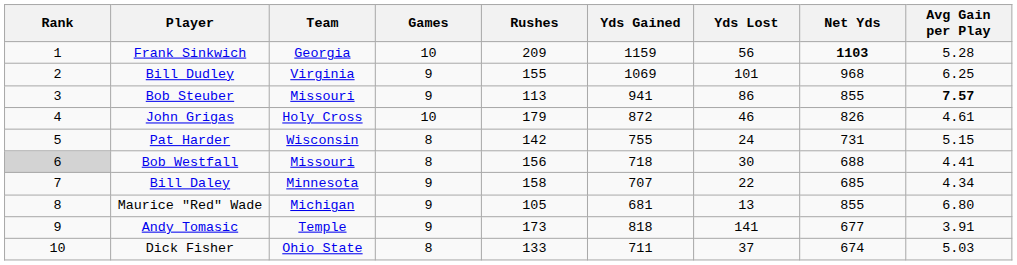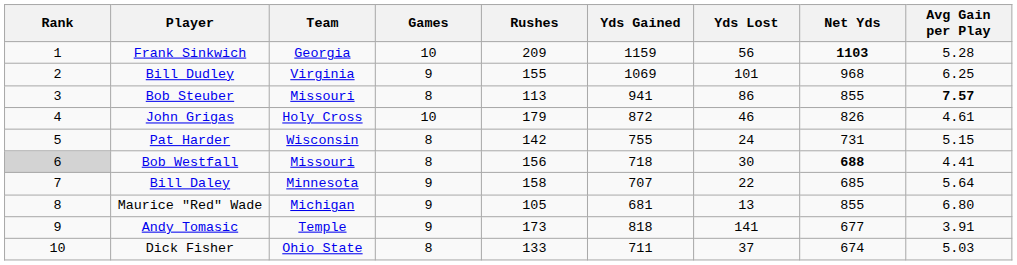(428, 96) 9 -> (428, 96) 8
(852, 162) normal -> (852, 162) bold
(958, 184) 4.34 -> (958, 184) 5.64
